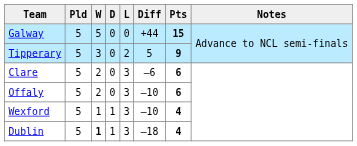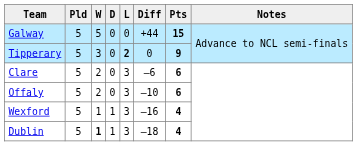(127, 53) normal -> (127, 53) bold
(150, 53) 5 -> (150, 53) 0
(150, 112) –10 -> (150, 112) –16
